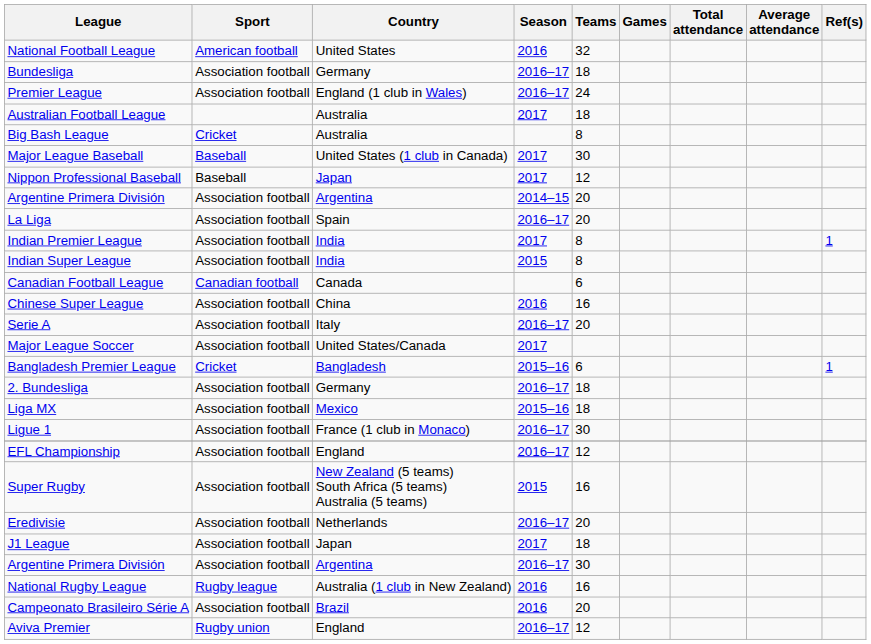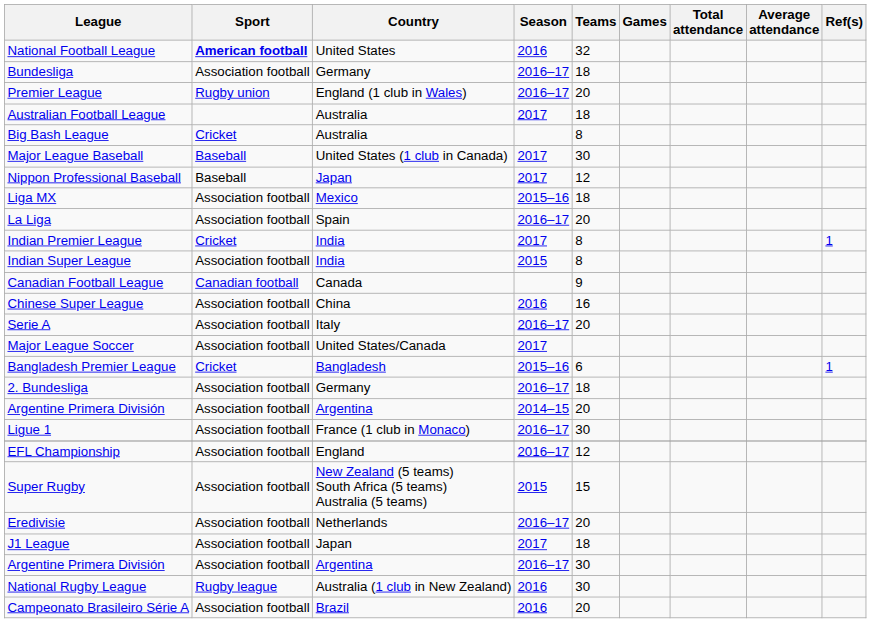(246, 51) normal -> (251, 51) bold
(252, 93) Association football -> (232, 93) Rugby union
(583, 93) 24 -> (583, 93) 20
rows swapped: (32, 409) <-> (86, 198)
(252, 240) Association football -> (216, 240) Cricket
(579, 282) 6 -> (579, 282) 9
(583, 487) 16 -> (583, 487) 15
(583, 586) 16 -> (583, 586) 30
- row: (49, 628)
